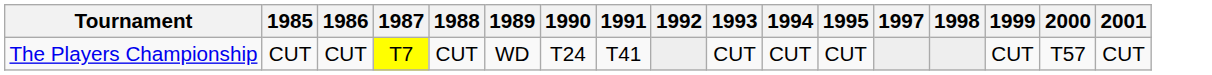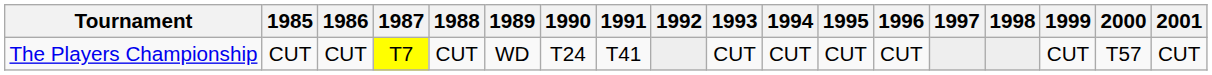+ column: (901, 21)
